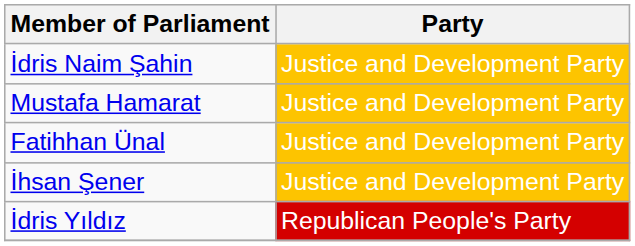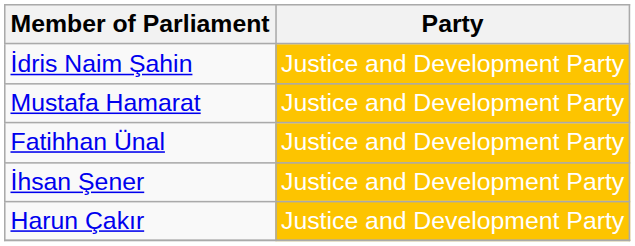+ row: (77, 220)
- row: (68, 220)
